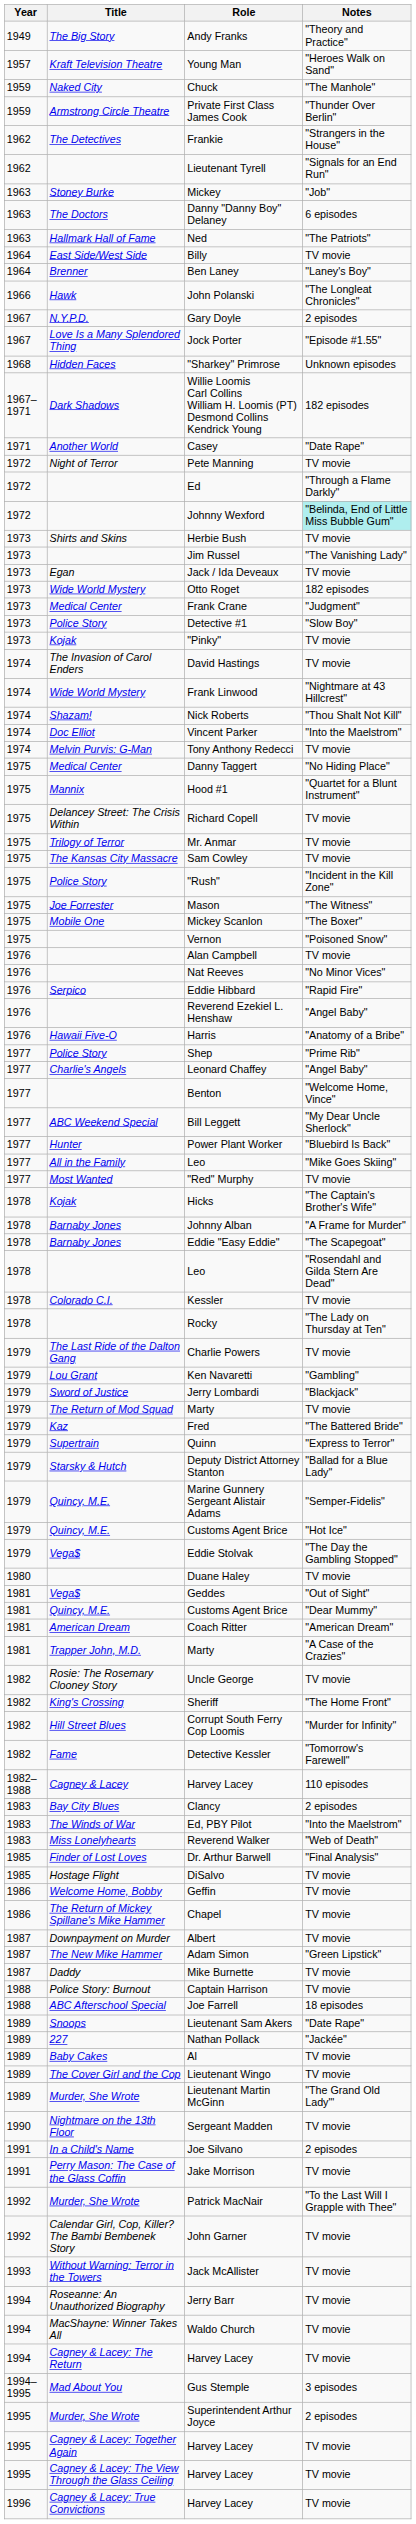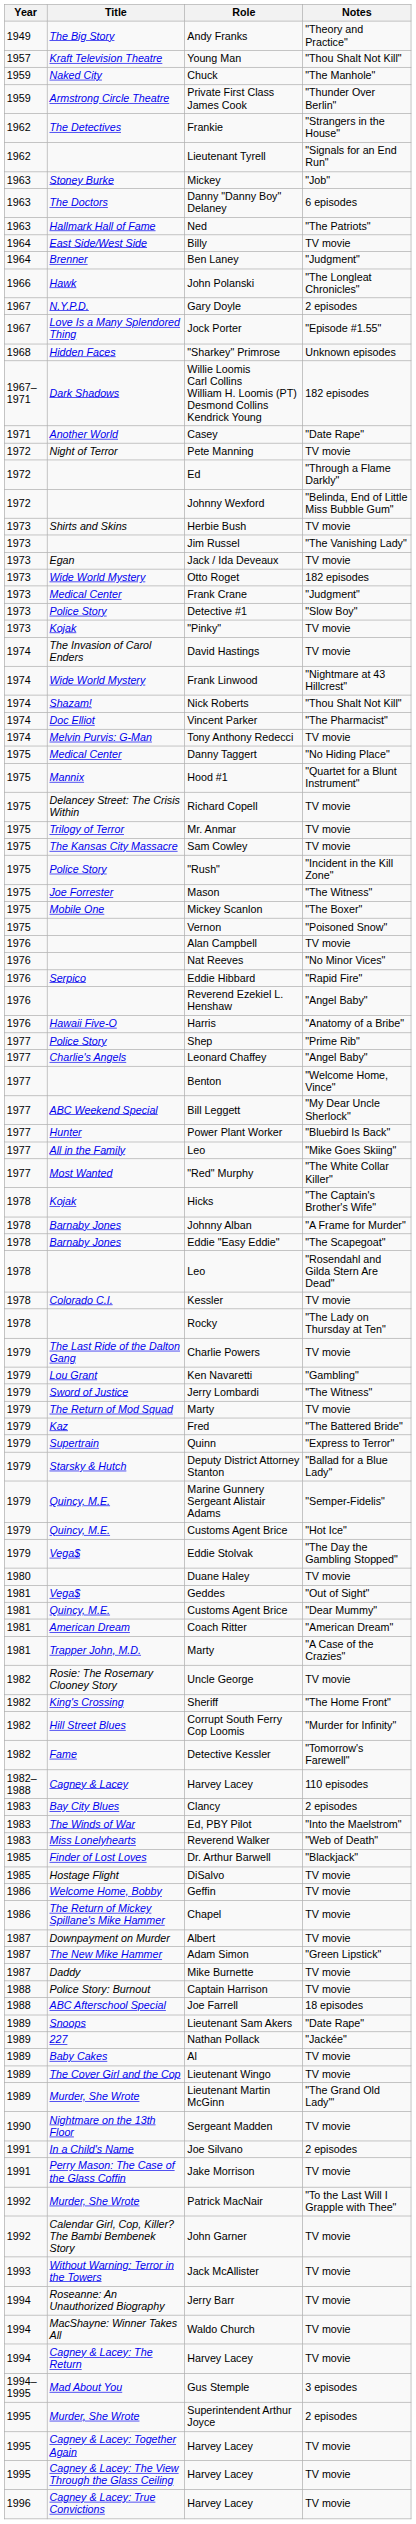(345, 65) "Heroes Walk on Sand" -> (353, 59) "Thou Shalt Not Kill"
(338, 272) "Laney's Boy" -> (333, 260) "Judgment"
(356, 515) paleturquoise background -> (356, 503) no background
(353, 732) "Into the Maelstrom" -> (347, 720) "The Pharmacist"
(328, 1179) TV movie -> (347, 1173) "The White Collar Killer"
(332, 1392) "Blackjack" -> (339, 1392) "The Witness"
(342, 1858) "Final Analysis" -> (332, 1858) "Blackjack"
